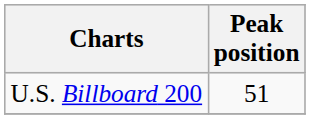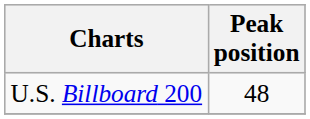(257, 93) 51 -> (257, 93) 48
